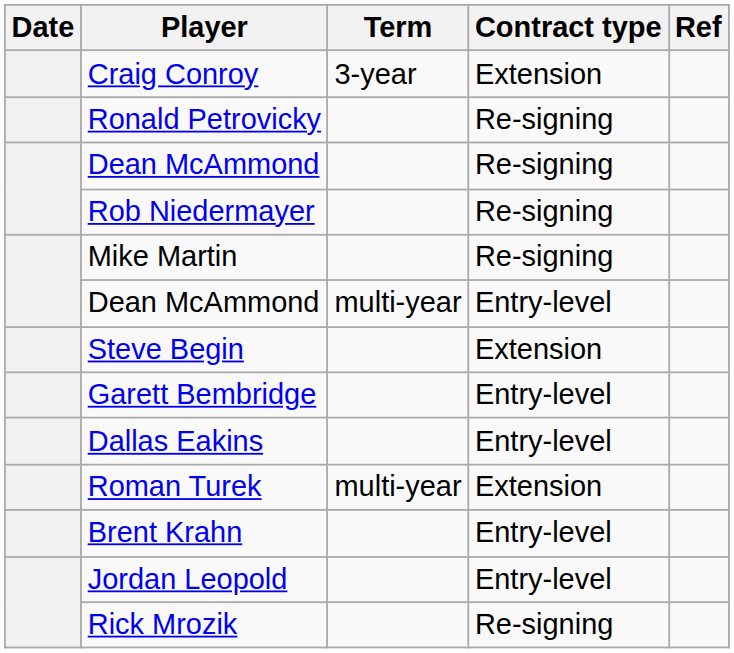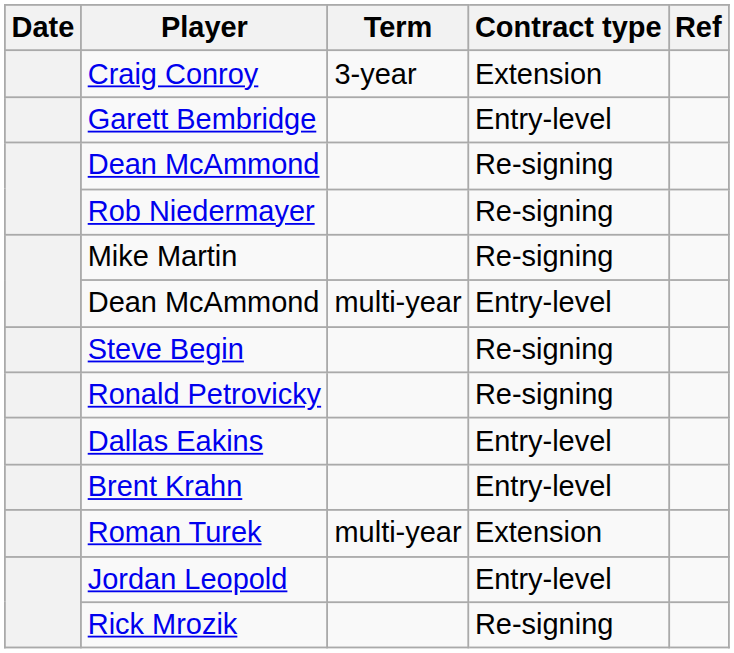rows swapped: (204, 119) <-> (202, 394)
(539, 348) Extension -> (544, 348) Re-signing
rows swapped: (165, 532) <-> (175, 486)
